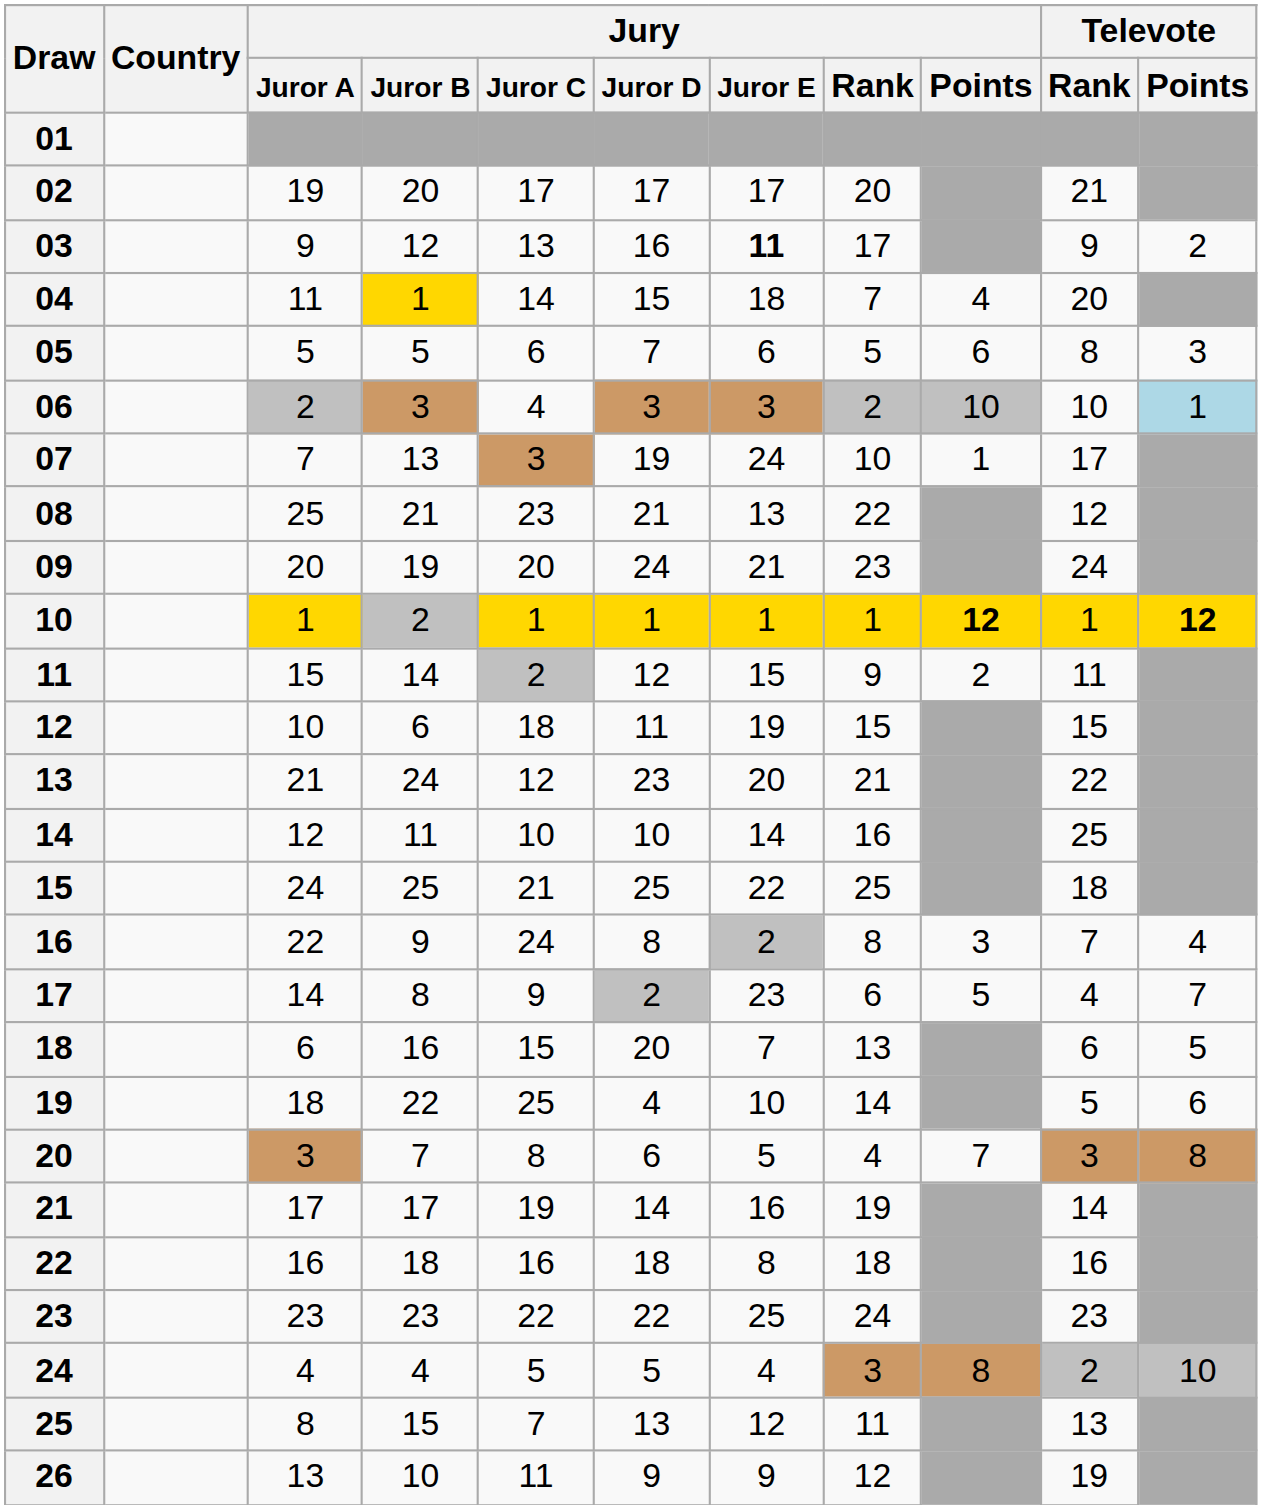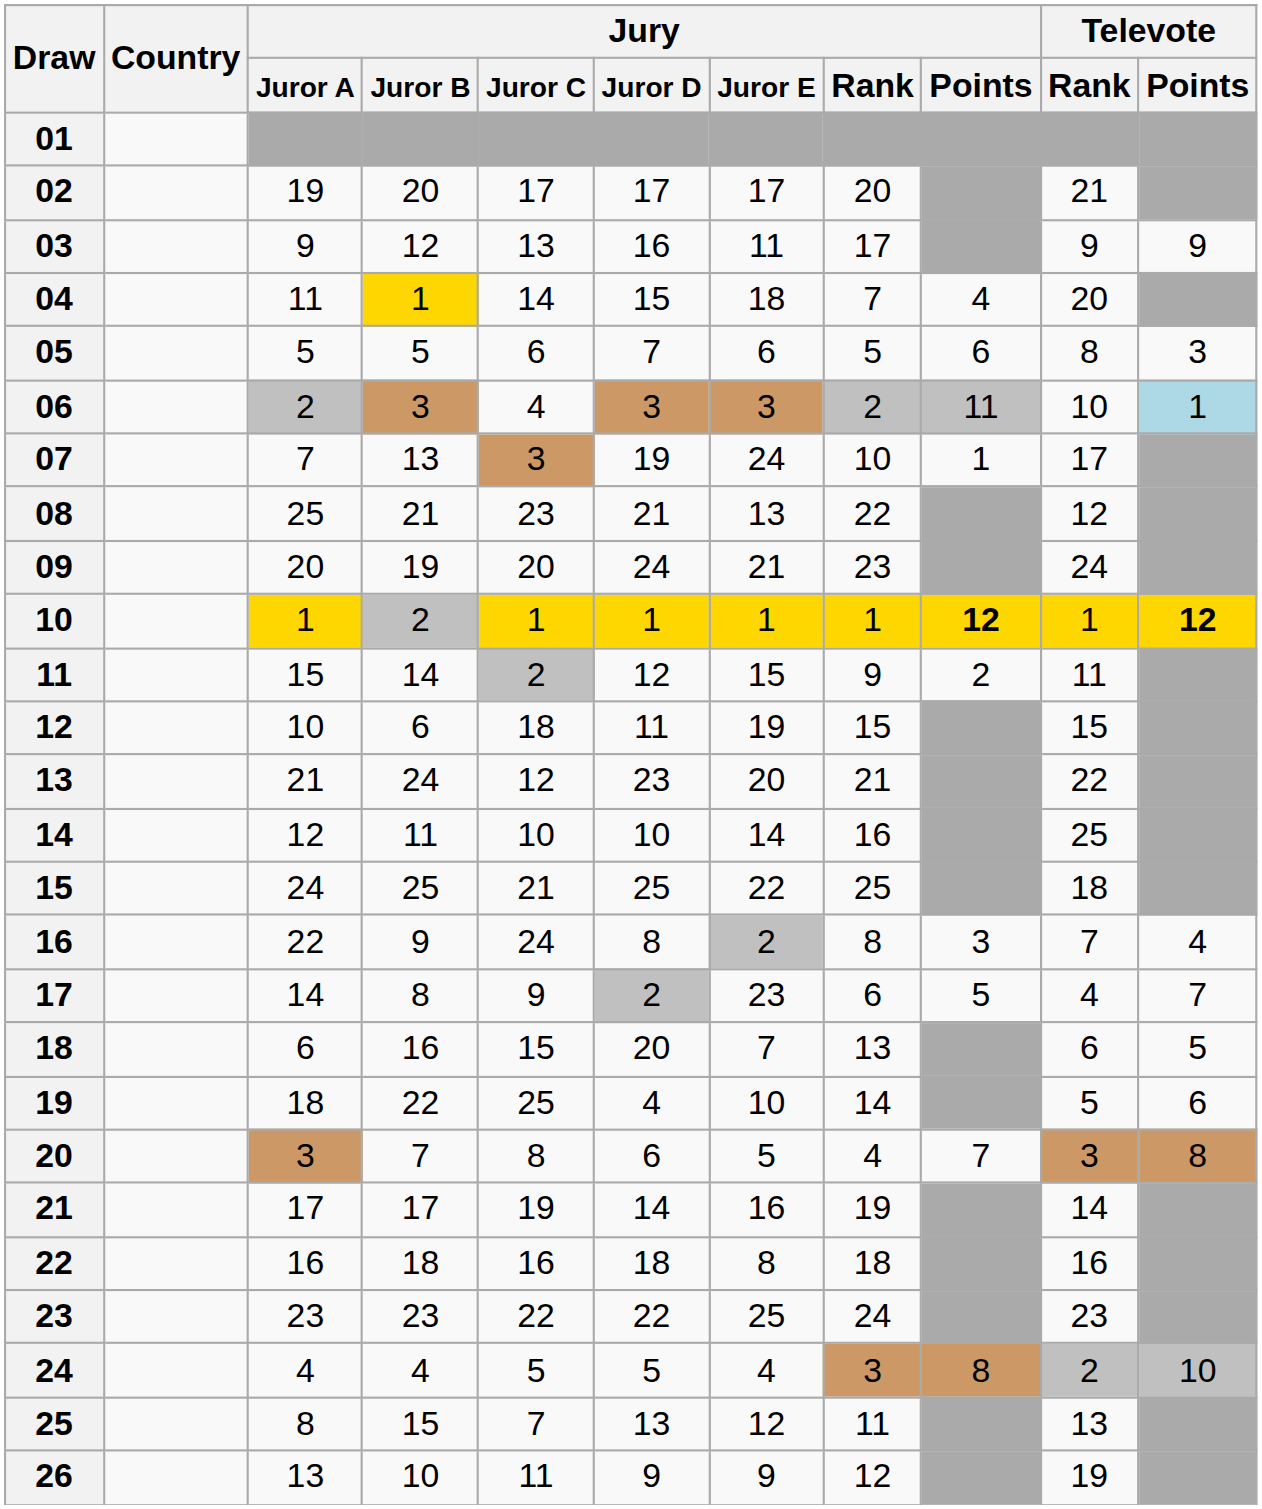(766, 245) bold -> (766, 245) normal
(1198, 245) 2 -> (1198, 245) 9
(981, 406) 10 -> (981, 406) 11
